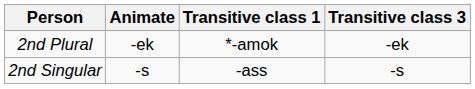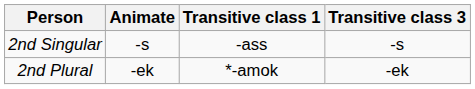rows swapped: (55, 70) <-> (55, 44)
